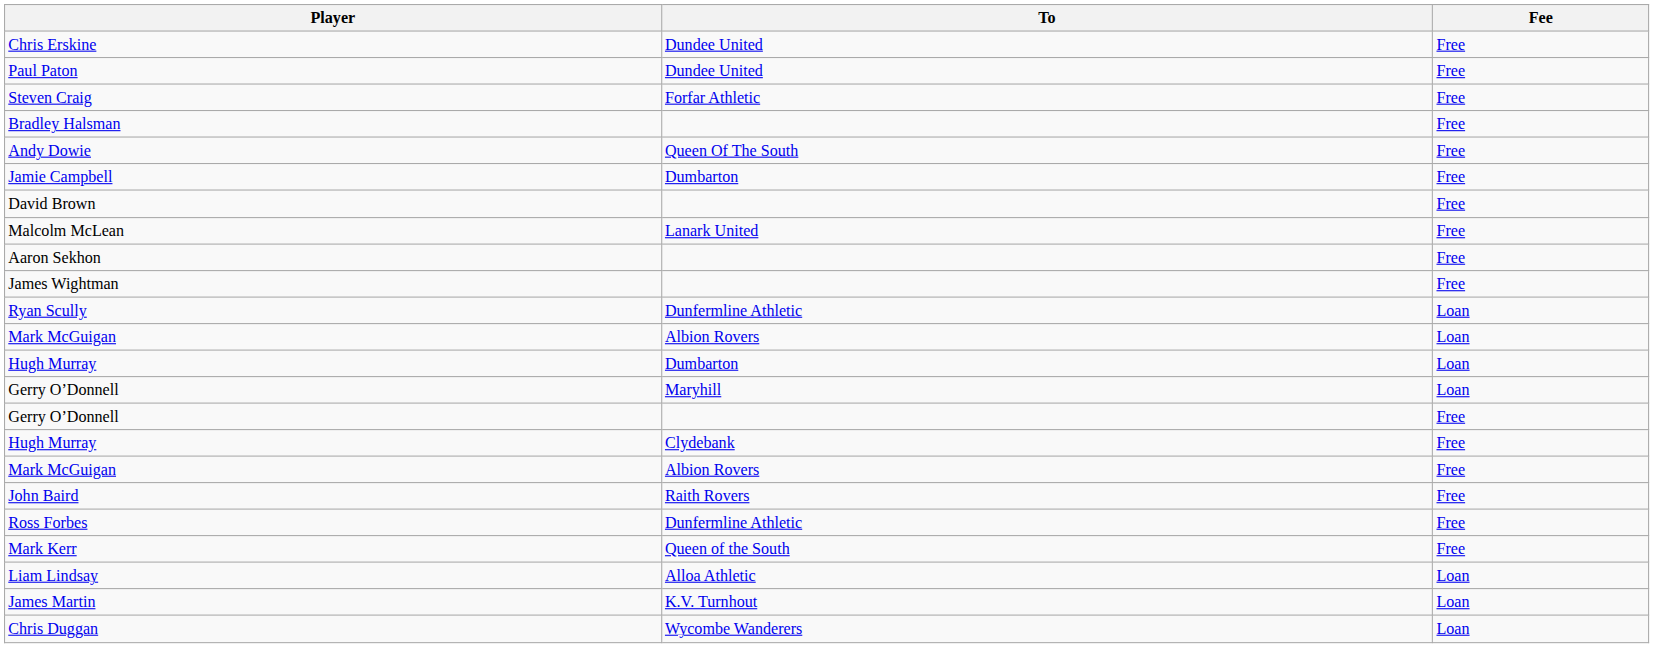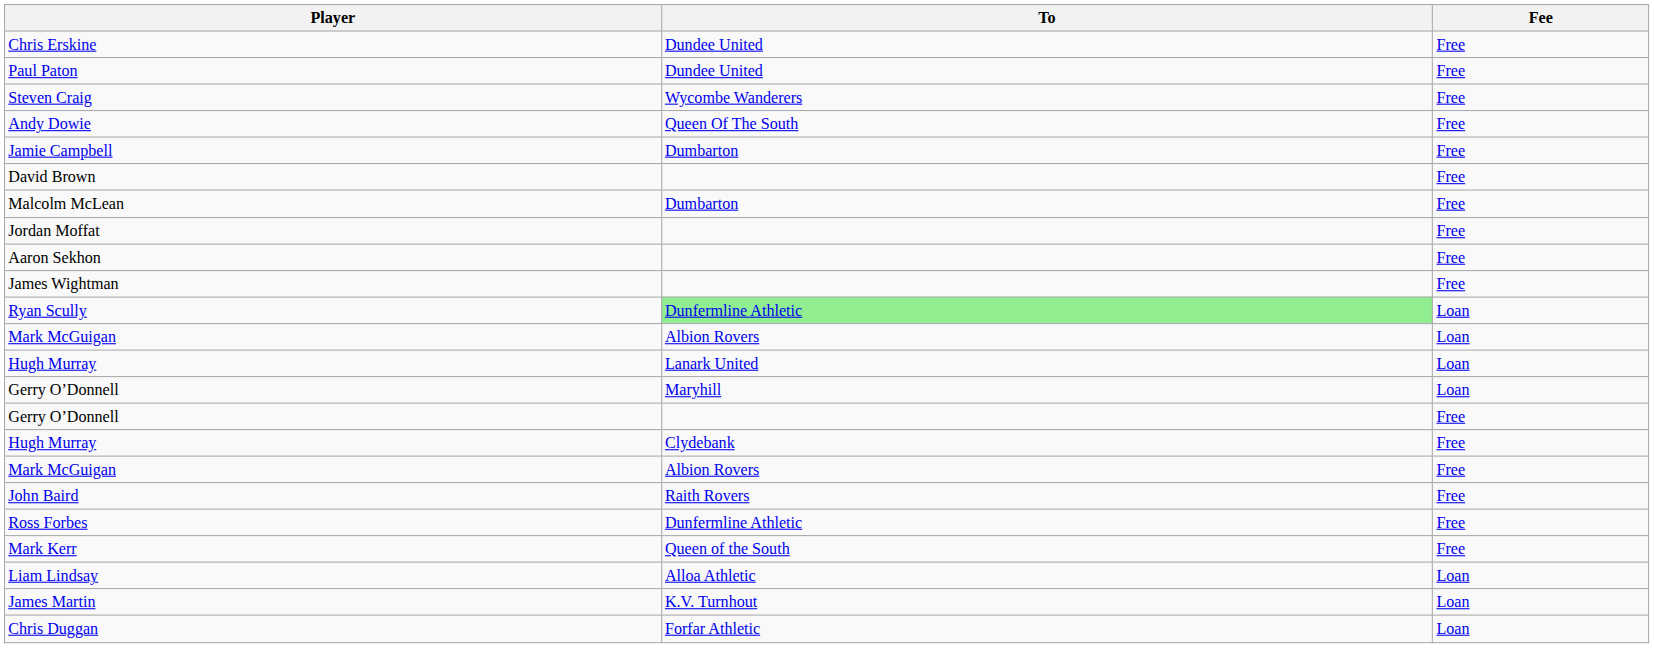(713, 97) Forfar Athletic -> (734, 97) Wycombe Wanderers
- row: (64, 124)
(712, 230) Lanark United -> (702, 203) Dumbarton
+ row: (54, 230)
(734, 310) no background -> (734, 310) lightgreen background
(702, 363) Dumbarton -> (712, 363) Lanark United
(734, 628) Wycombe Wanderers -> (713, 628) Forfar Athletic
